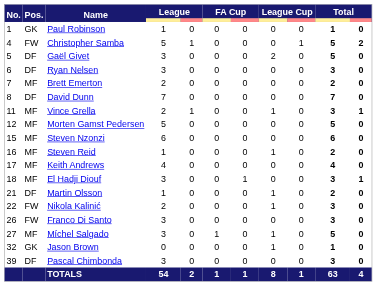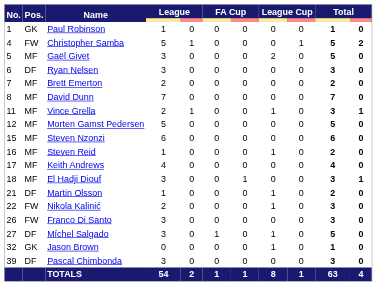(31, 56) DF -> (31, 56) MF
(31, 97) DF -> (31, 97) MF
(31, 233) MF -> (31, 233) DF
